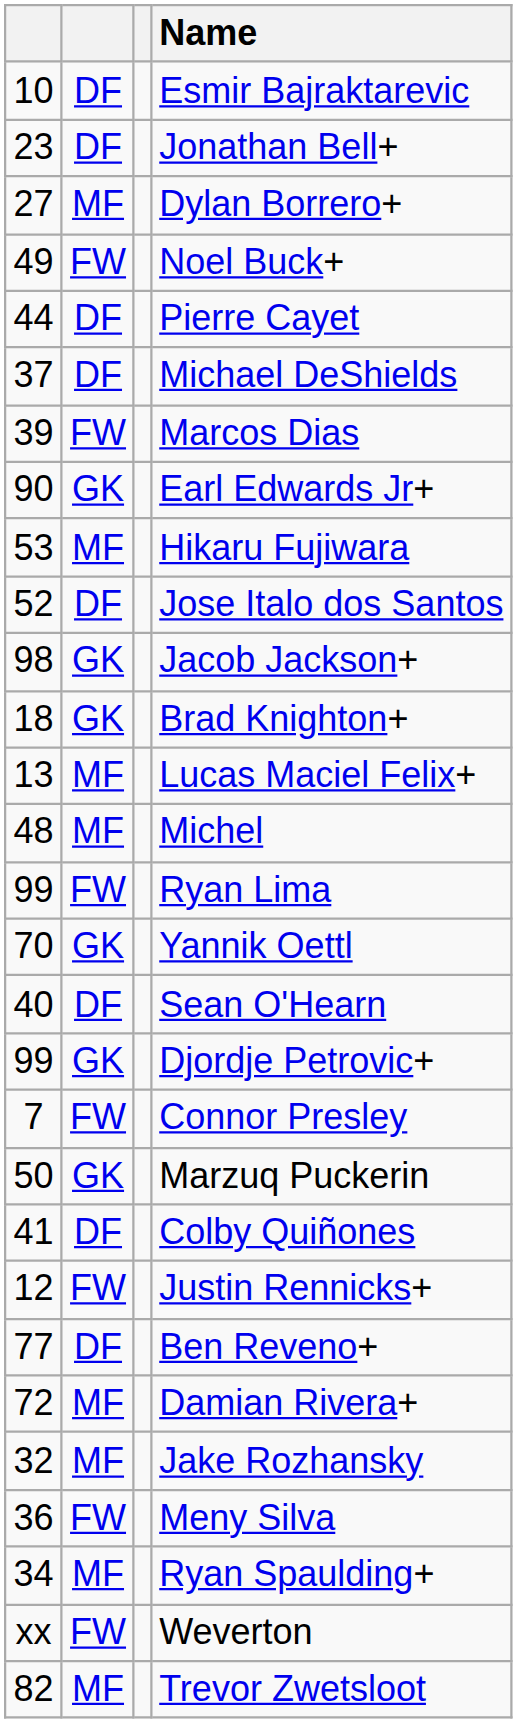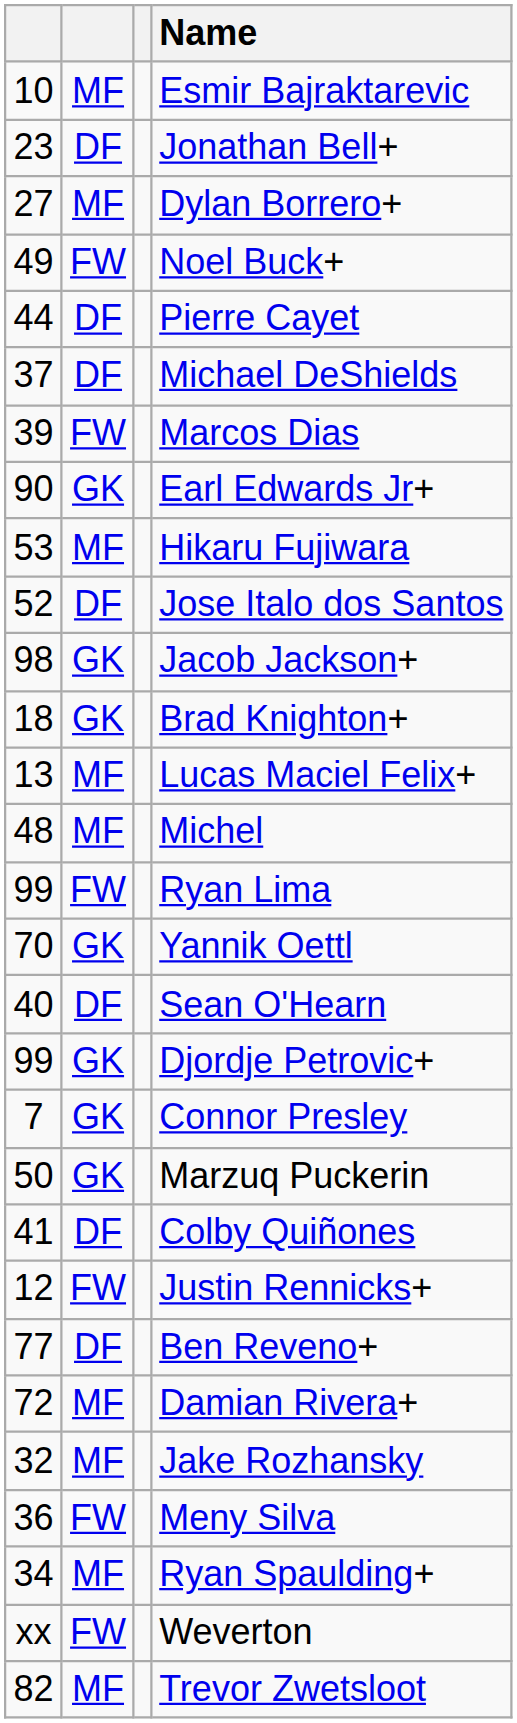(98, 90) DF -> (98, 90) MF
(98, 1117) FW -> (98, 1117) GK
